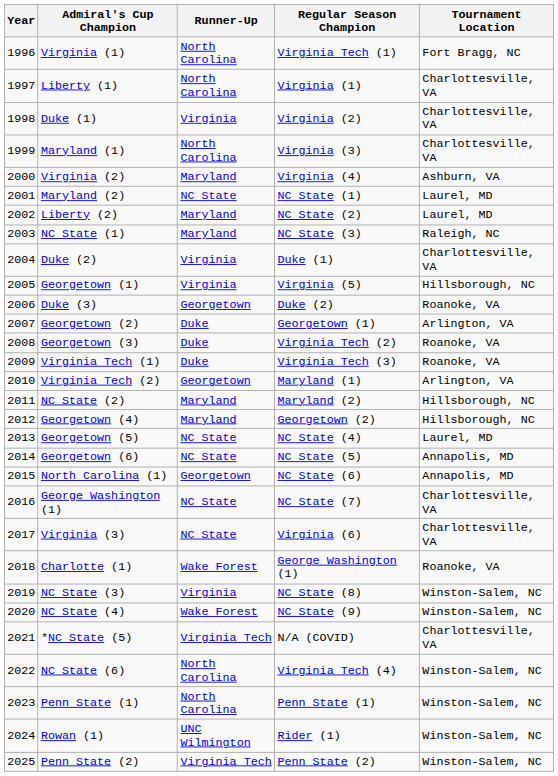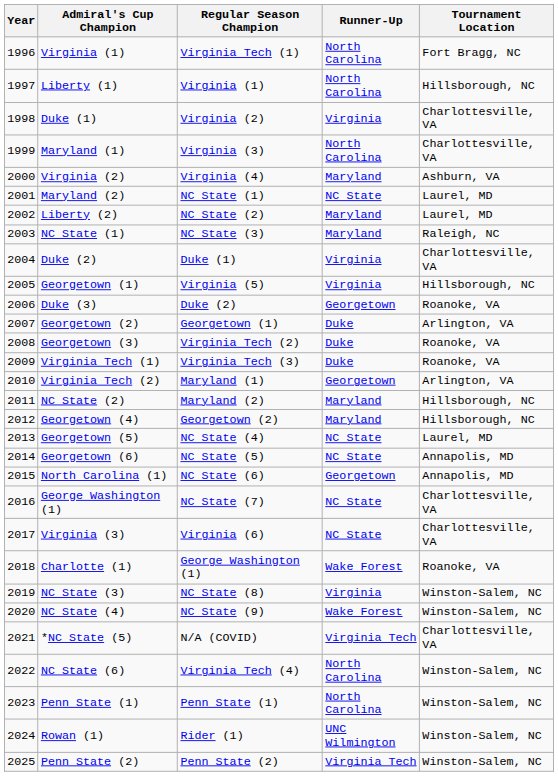columns swapped: (226, 21) <-> (347, 21)
(479, 86) Charlottesville, VA -> (479, 86) Hillsborough, NC
